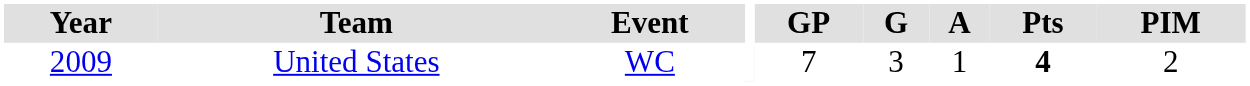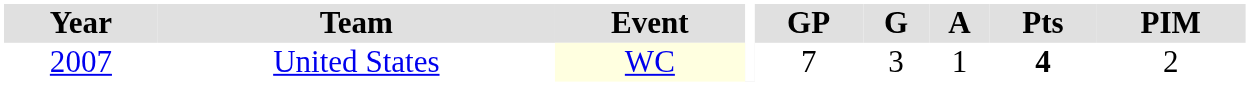(81, 61) 2009 -> (81, 61) 2007
(650, 61) no background -> (650, 61) lightyellow background
